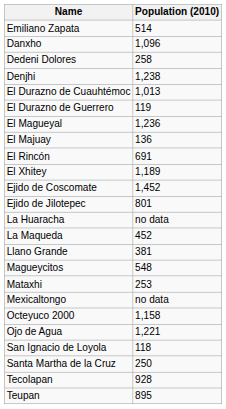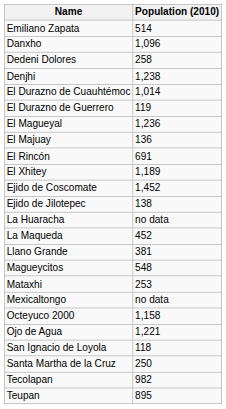(148, 92) 1,013 -> (148, 92) 1,014
(144, 204) 801 -> (144, 204) 138
(144, 380) 928 -> (144, 380) 982
